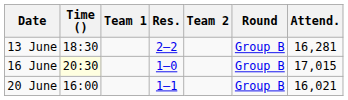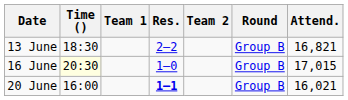(315, 47) 16,281 -> (315, 47) 16,821
(167, 86) normal -> (167, 86) bold
